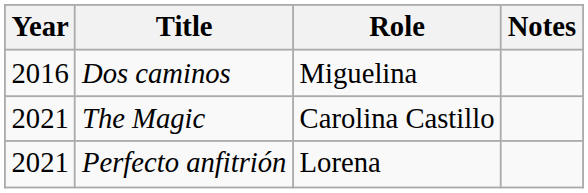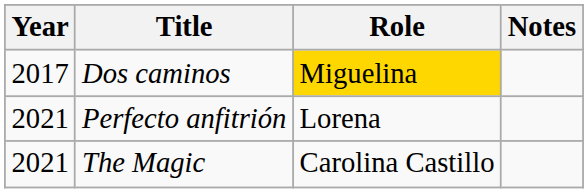(40, 72) 2016 -> (40, 72) 2017
(358, 72) no background -> (358, 72) gold background
rows swapped: (184, 163) <-> (144, 118)
